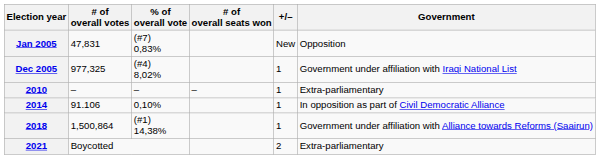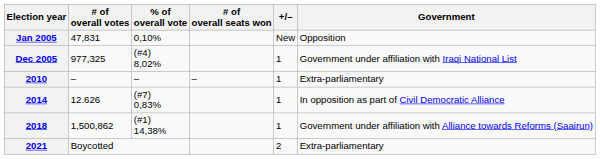(147, 43) (#7) 0,83% -> (147, 38) 0,10%
(85, 105) 91.106 -> (85, 100) 12.626
(147, 105) 0,10% -> (147, 100) (#7) 0,83%
(92, 126) 1,500,864 -> (92, 126) 1,500,862
